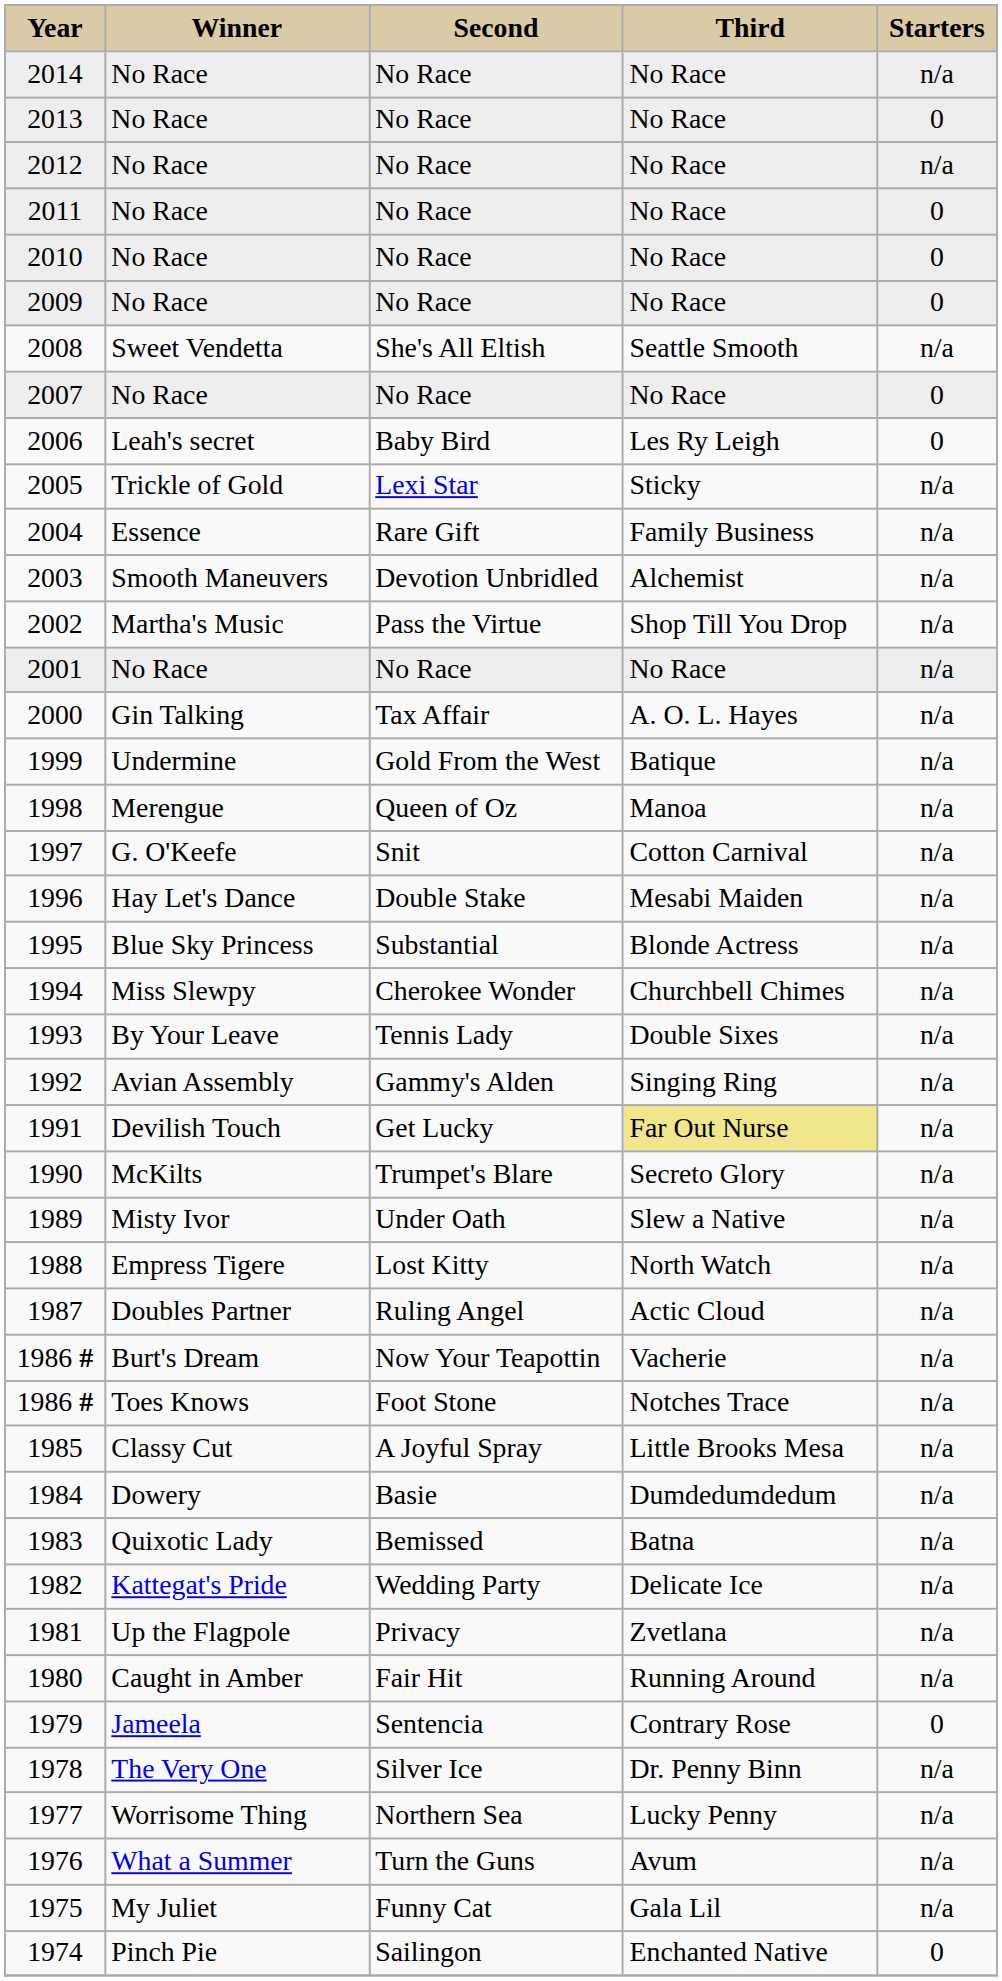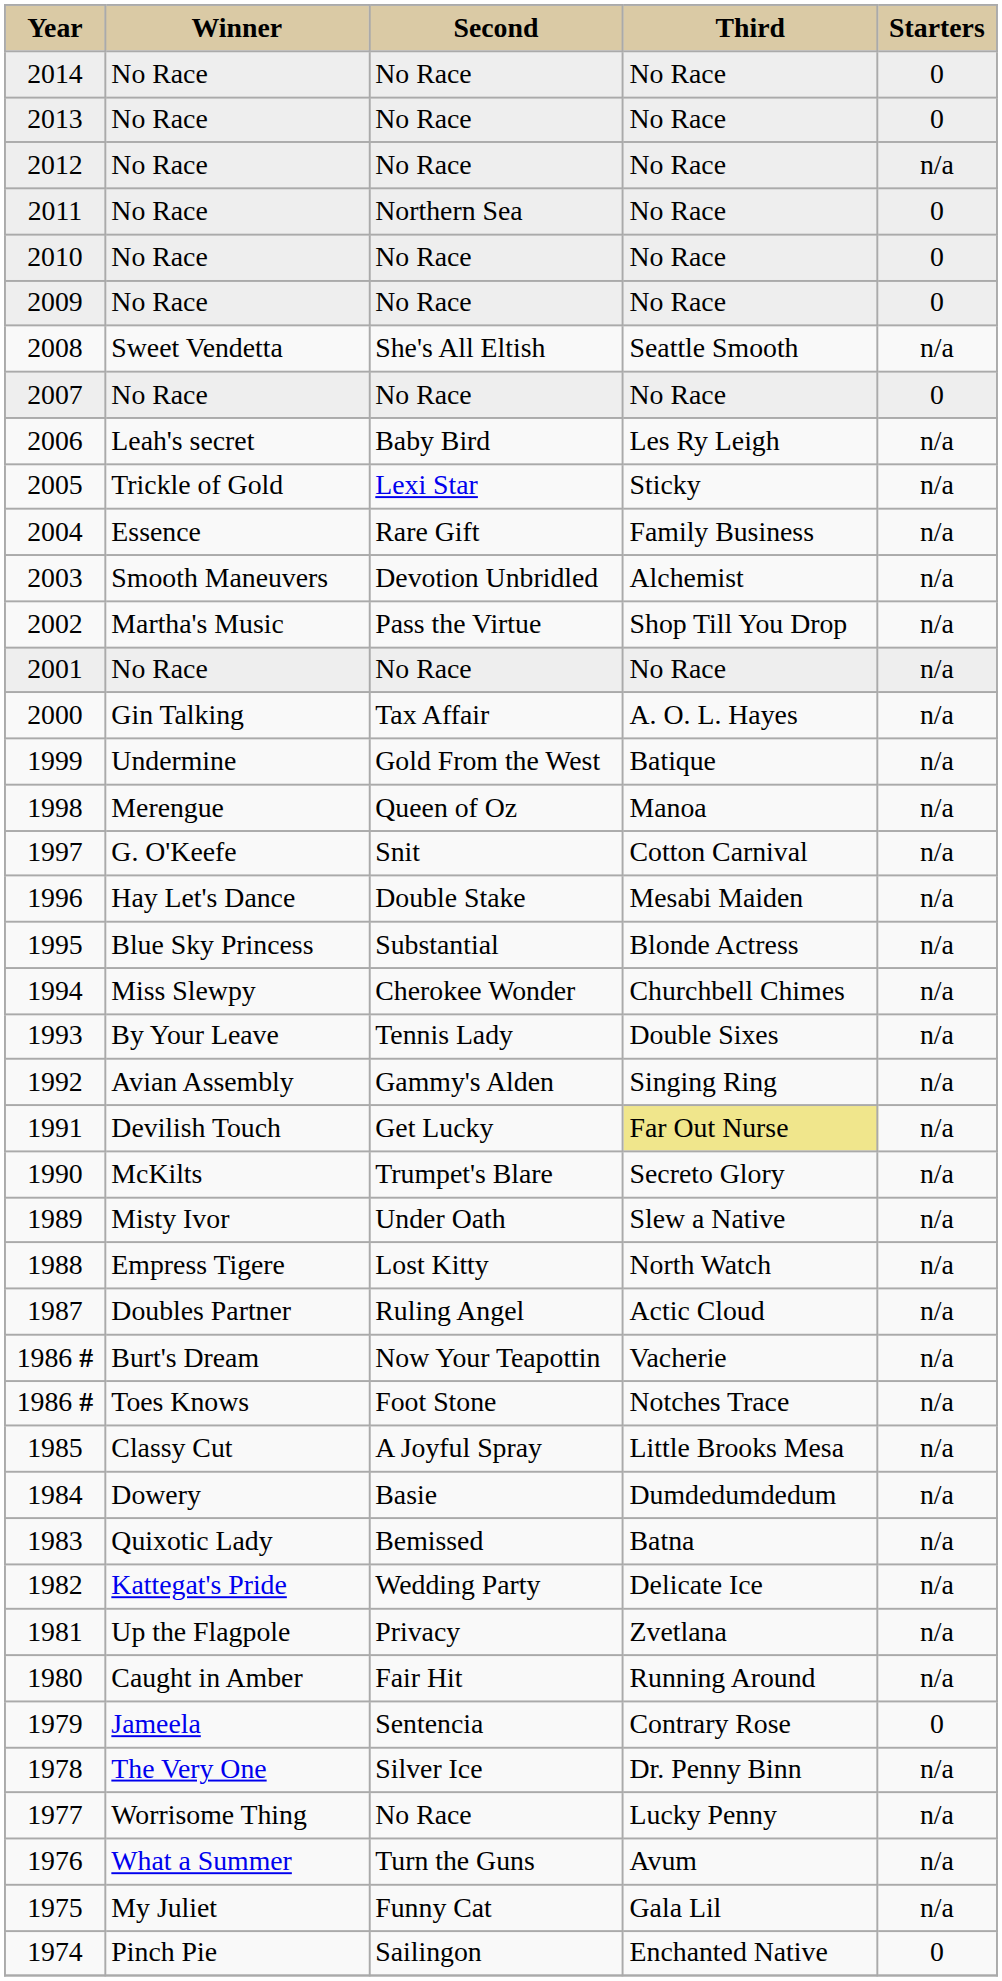(937, 73) n/a -> (937, 73) 0
(423, 211) No Race -> (449, 211) Northern Sea
(937, 440) 0 -> (937, 440) n/a
(449, 1815) Northern Sea -> (423, 1815) No Race
